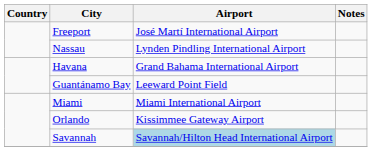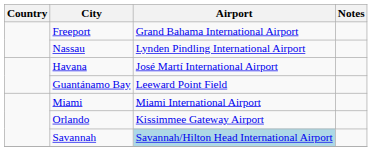(207, 31) José Martí International Airport -> (217, 31) Grand Bahama International Airport
(217, 66) Grand Bahama International Airport -> (207, 66) José Martí International Airport
